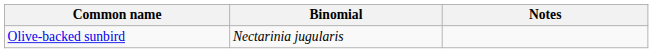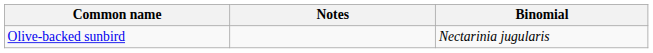columns swapped: (336, 15) <-> (545, 15)
